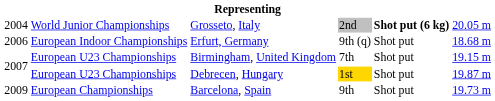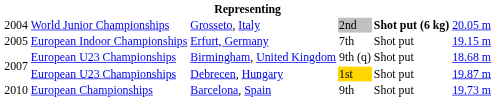(16, 41) 2006 -> (16, 41) 2005
(355, 41) 9th (q) -> (347, 41) 7th
(472, 41) 18.68 m -> (472, 41) 19.15 m
(347, 57) 7th -> (355, 57) 9th (q)
(472, 57) 19.15 m -> (472, 57) 18.68 m
(16, 90) 2009 -> (16, 90) 2010
